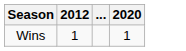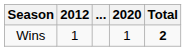+ column: (163, 14)
